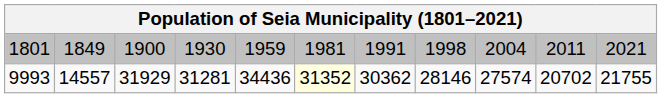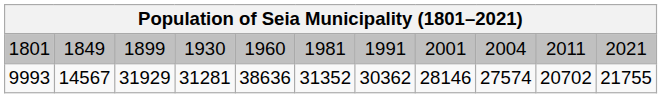(145, 48) 1900 -> (145, 48) 1899
(265, 48) 1959 -> (265, 48) 1960
(446, 48) 1998 -> (446, 48) 2001
(85, 78) 14557 -> (85, 78) 14567
(265, 78) 34436 -> (265, 78) 38636
(325, 78) lightyellow background -> (325, 78) no background
